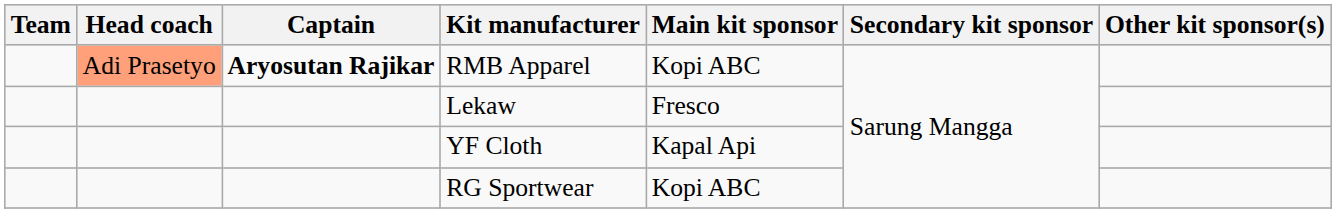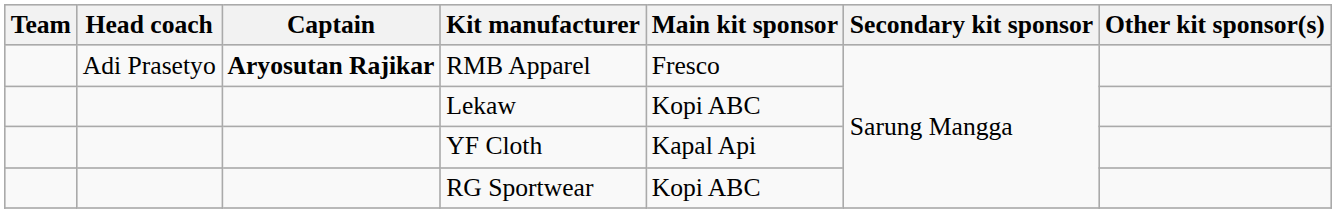(149, 65) lightsalmon background -> (149, 65) no background
(706, 65) Kopi ABC -> (686, 65) Fresco
(686, 106) Fresco -> (706, 106) Kopi ABC
